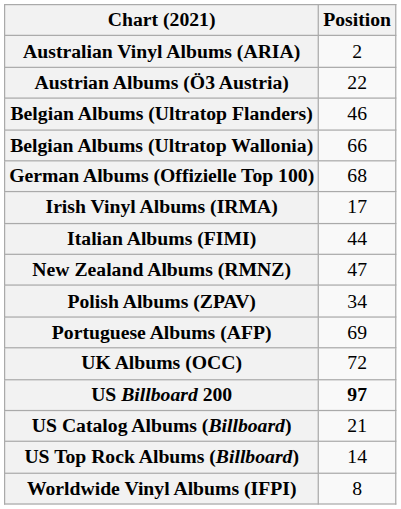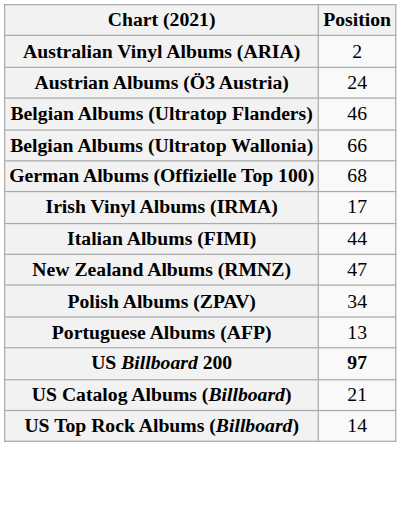(357, 82) 22 -> (357, 82) 24
(357, 332) 69 -> (357, 332) 13
- row: (162, 363)
- row: (162, 488)
